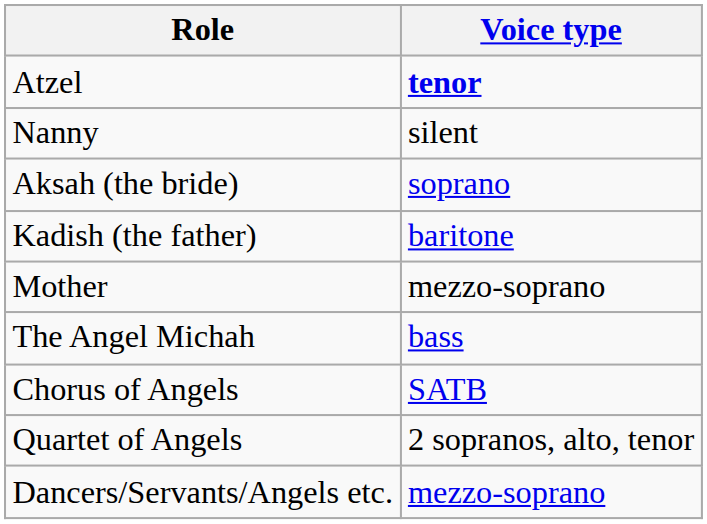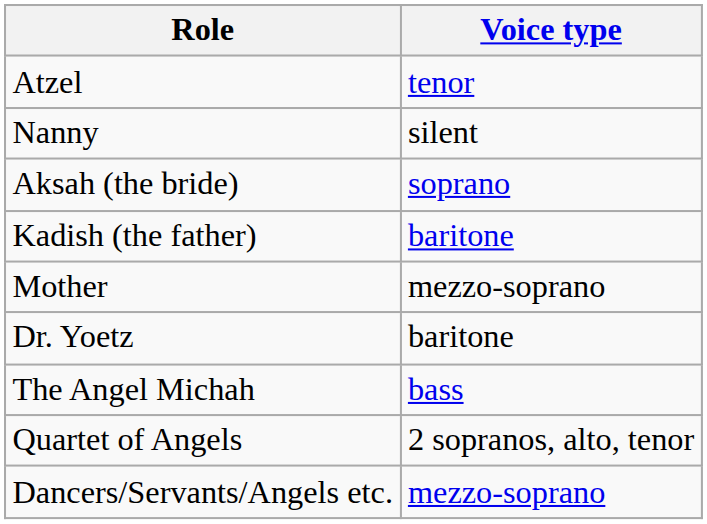(445, 81) bold -> (441, 81) normal
+ row: (73, 337)
- row: (126, 388)
